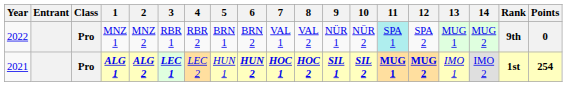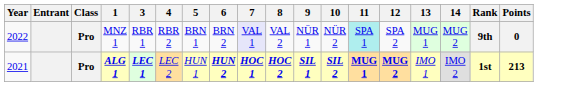- column: (144, 12)
(280, 36) no background -> (252, 36) lavender background
(545, 66) 254 -> (517, 66) 213
